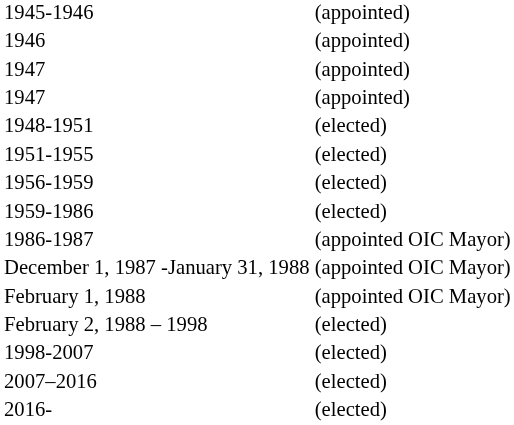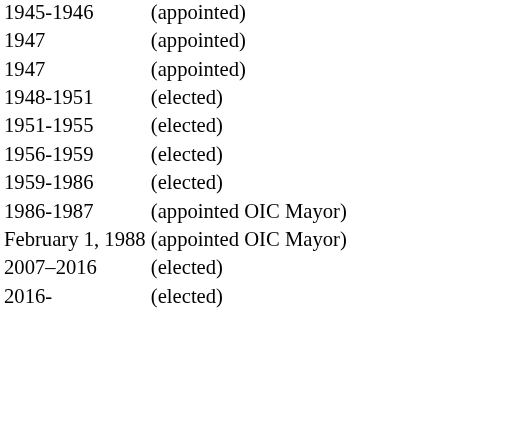- row: (25, 40)
- row: (157, 267)
- row: (106, 324)
- row: (49, 352)
